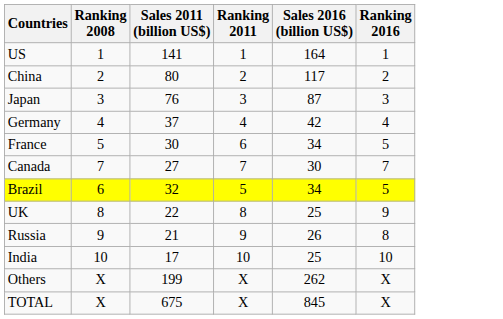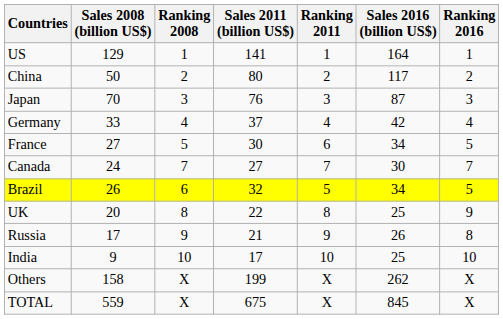+ column: (113, 23)
